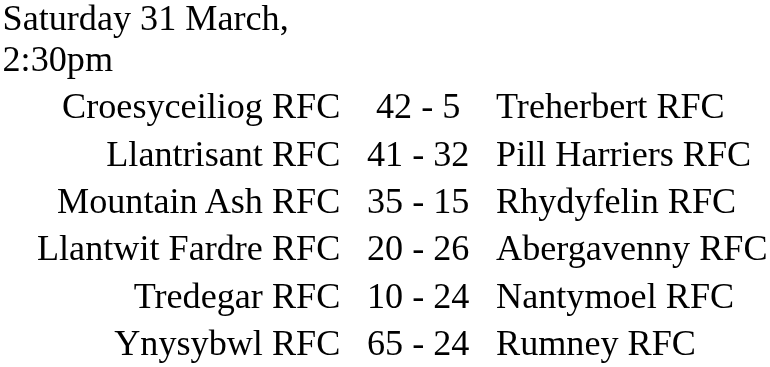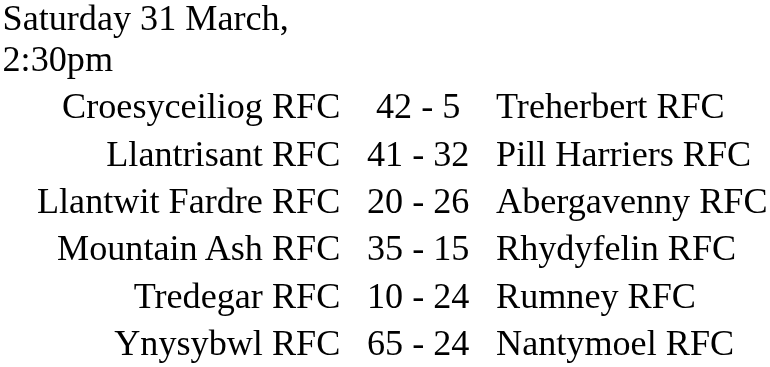rows swapped: (189, 248) <-> (199, 201)
(615, 295) Nantymoel RFC -> (596, 295) Rumney RFC
(596, 343) Rumney RFC -> (615, 343) Nantymoel RFC
